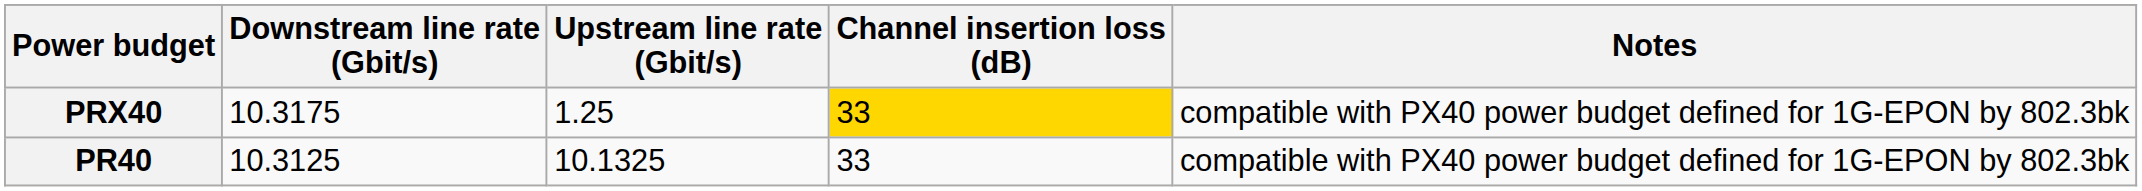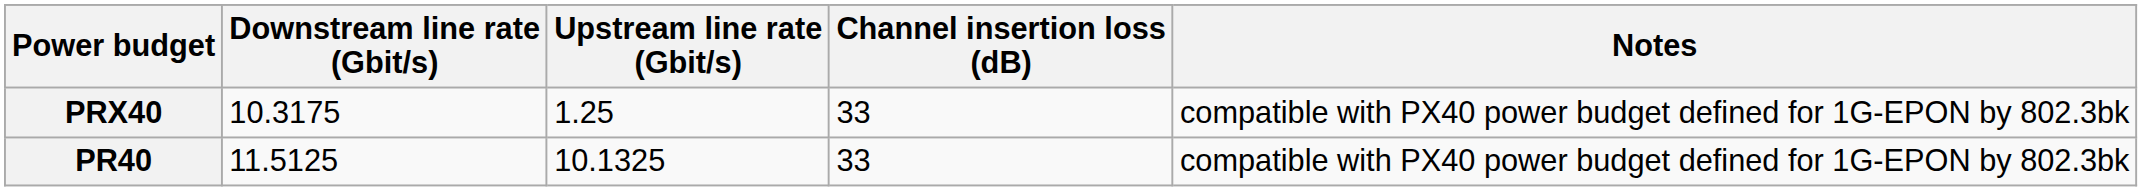(853, 112) gold background -> (853, 112) no background
(285, 160) 10.3125 -> (284, 160) 11.5125
